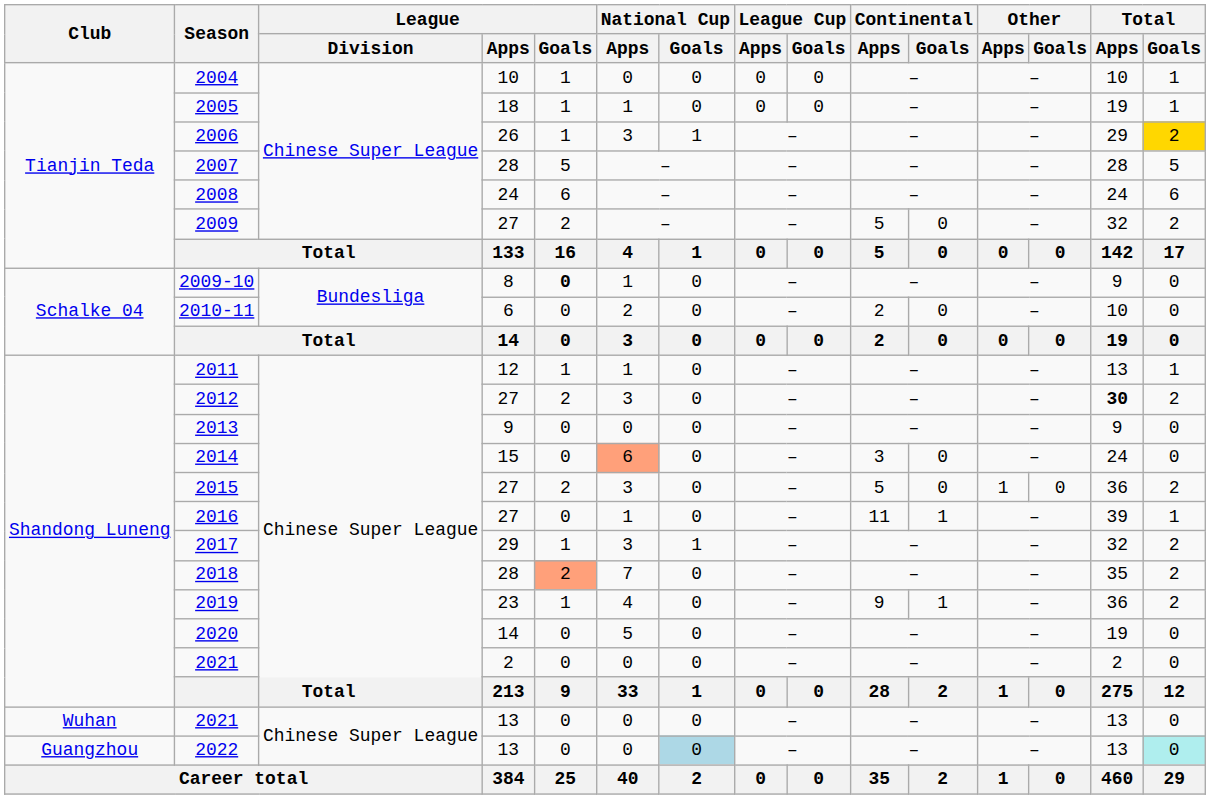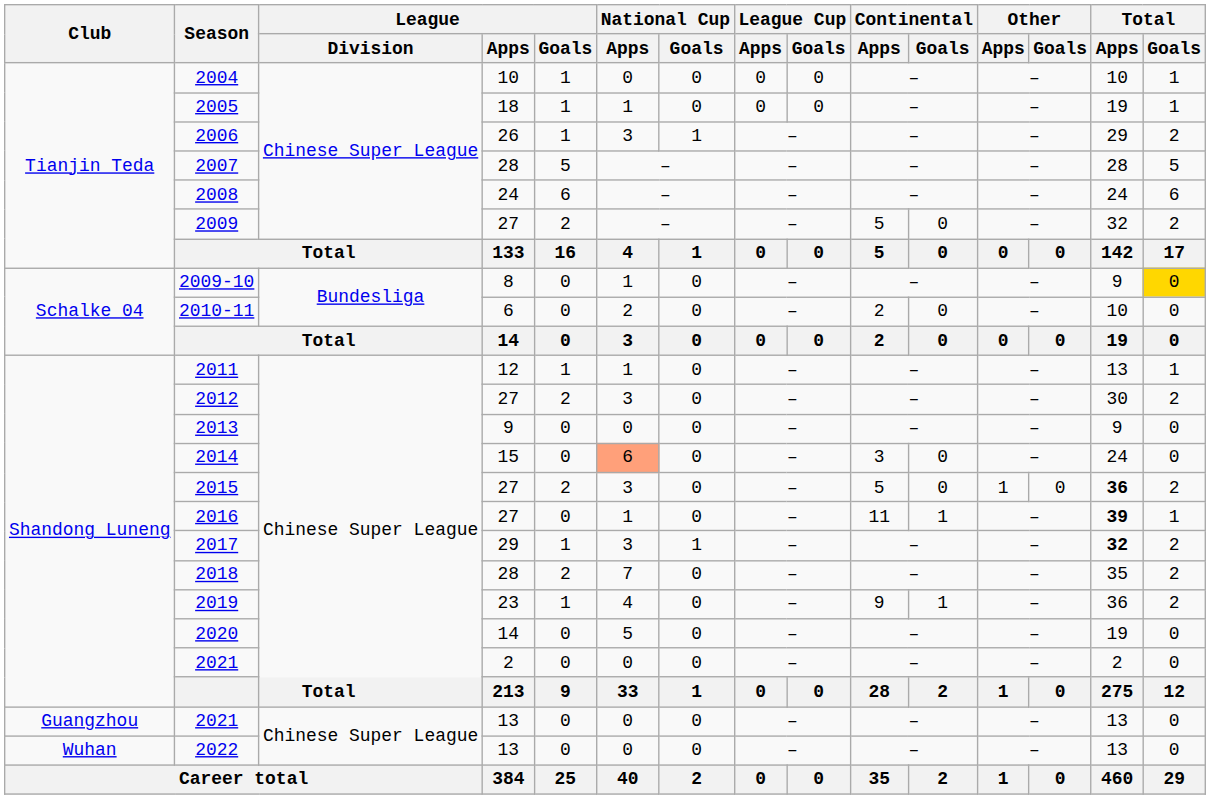(1174, 136) gold background -> (1174, 136) no background
(565, 282) bold -> (565, 282) normal
(1174, 282) no background -> (1174, 282) gold background
(1117, 399) bold -> (1117, 399) normal
(1117, 487) normal -> (1117, 487) bold
(1117, 516) normal -> (1117, 516) bold
(1117, 546) normal -> (1117, 546) bold
(565, 575) lightsalmon background -> (565, 575) no background
(90, 721) Wuhan -> (90, 721) Guangzhou
(90, 750) Guangzhou -> (90, 750) Wuhan
(697, 750) lightblue background -> (697, 750) no background
(1174, 750) paleturquoise background -> (1174, 750) no background
